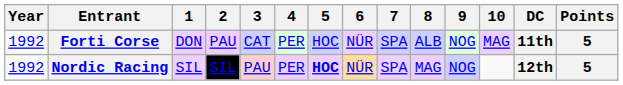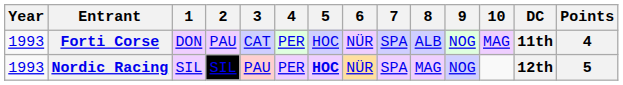(26, 42) 1992 -> (26, 42) 1993
(587, 42) 5 -> (587, 42) 4
(26, 67) 1992 -> (26, 67) 1993
